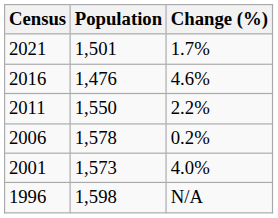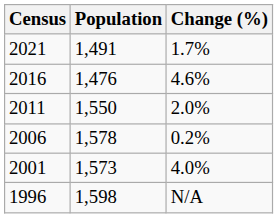(96, 49) 1,501 -> (96, 49) 1,491
(190, 108) 2.2% -> (190, 108) 2.0%
